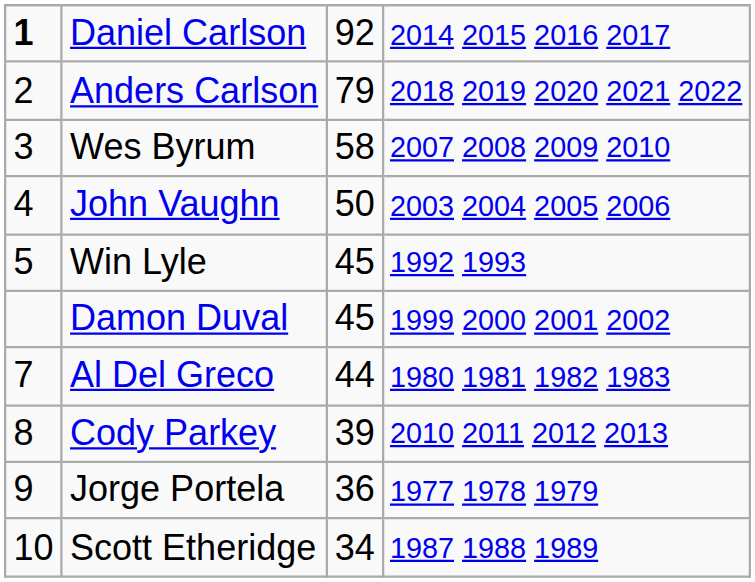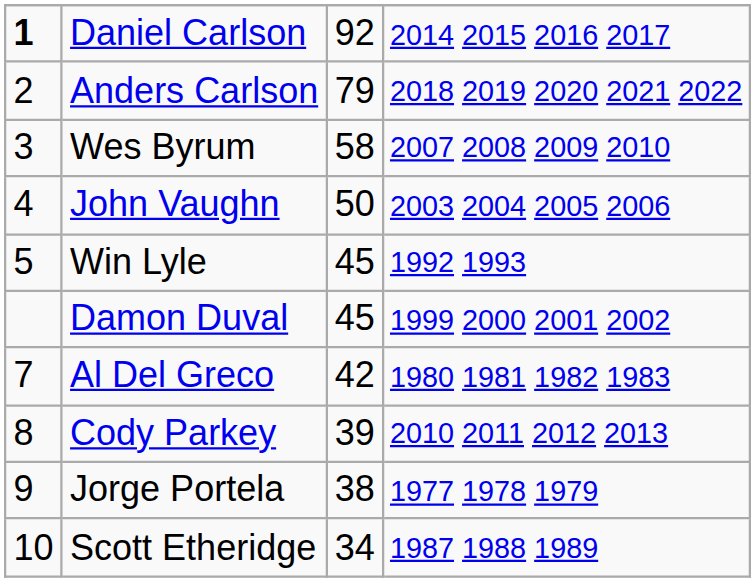(355, 375) 44 -> (355, 375) 42
(355, 489) 36 -> (355, 489) 38
